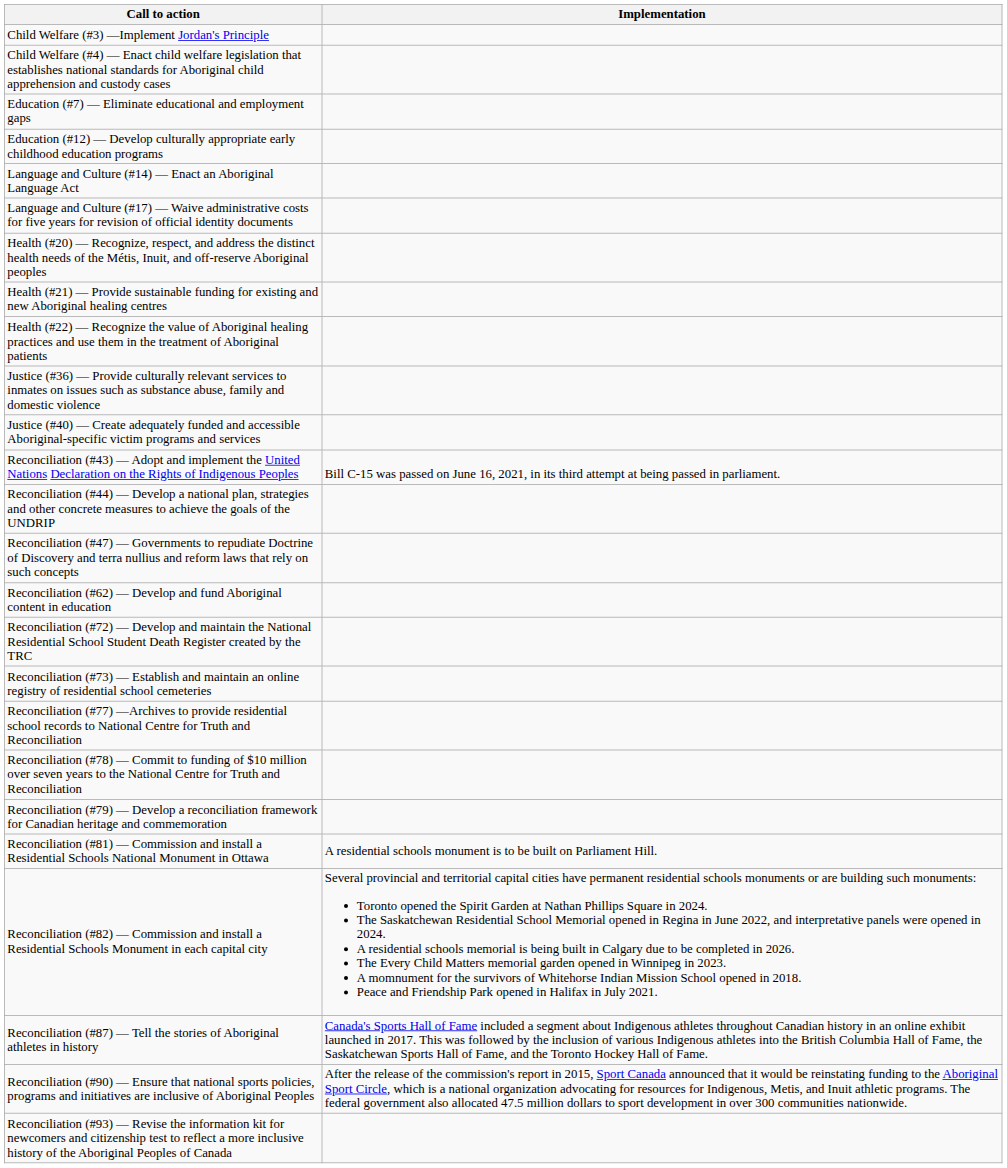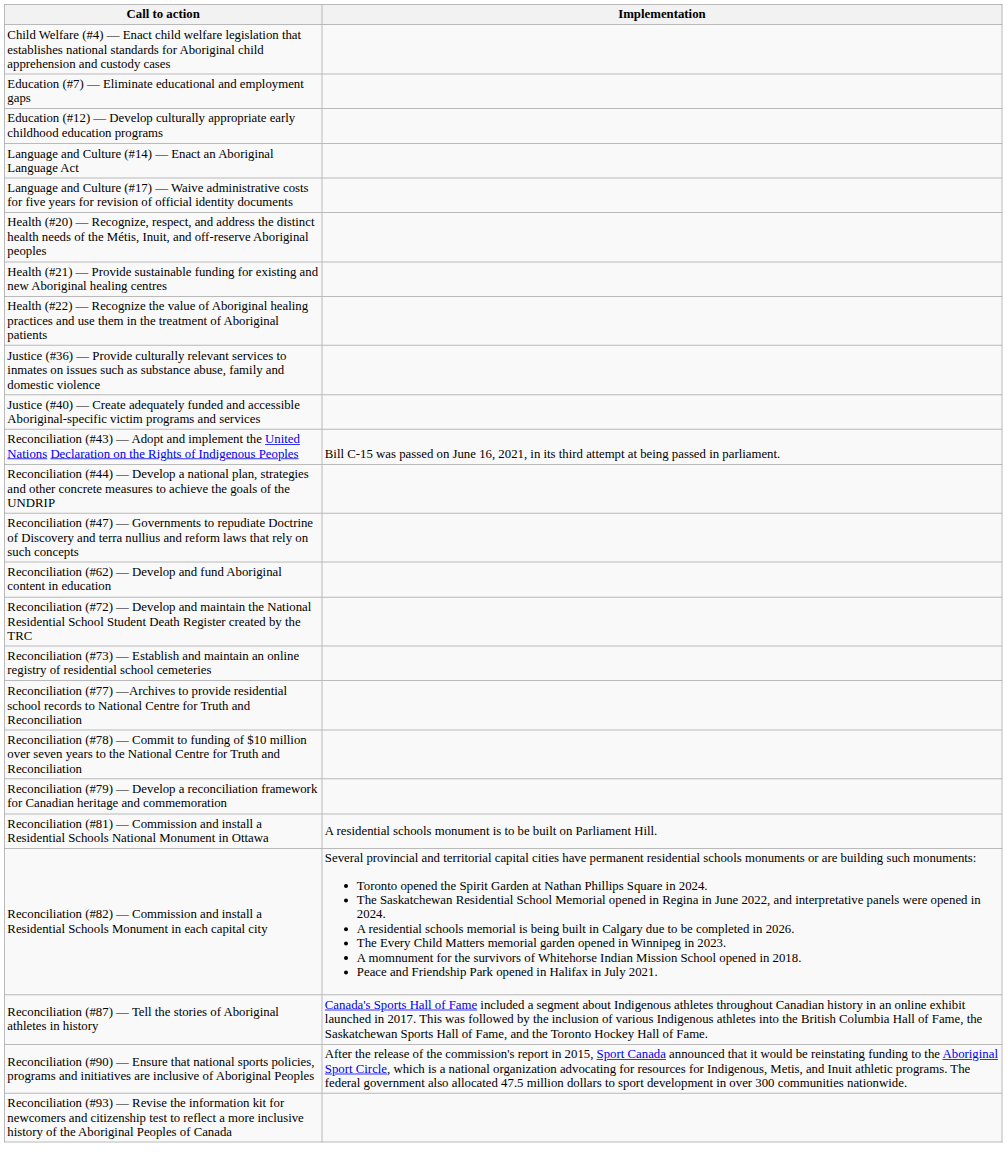- row: (138, 34)
